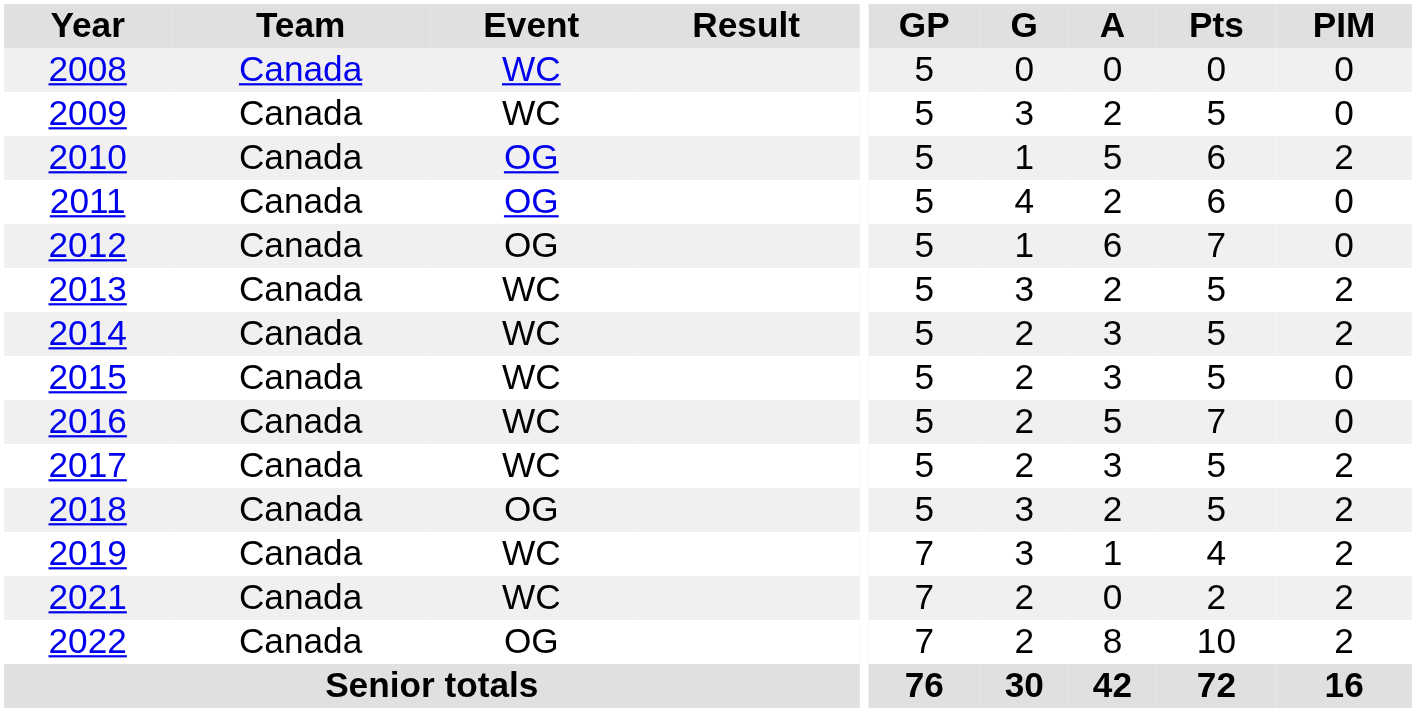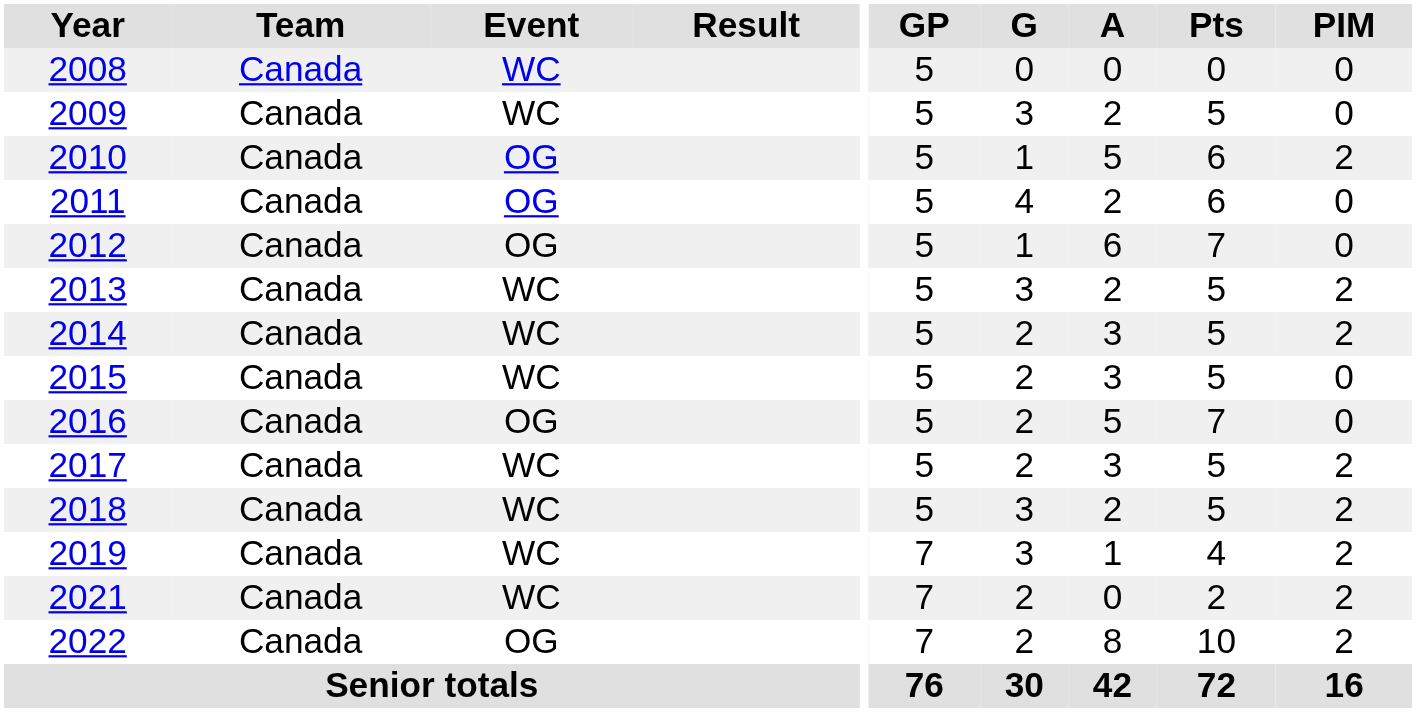(531, 421) WC -> (531, 421) OG
(531, 509) OG -> (531, 509) WC
